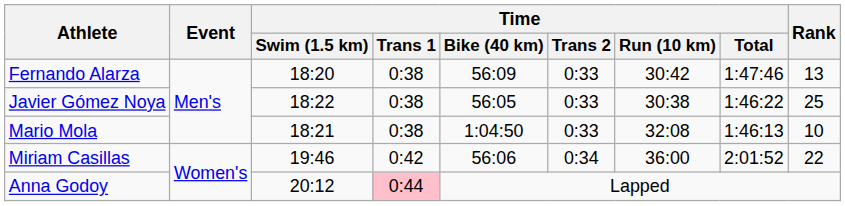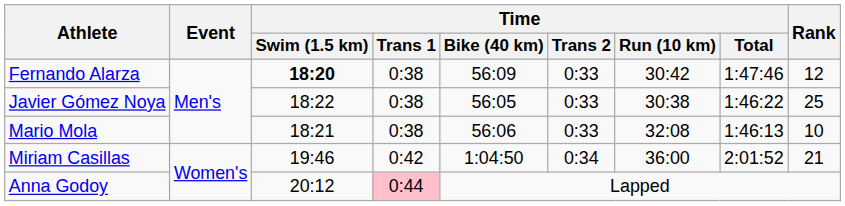(312, 74) normal -> (312, 74) bold
(814, 74) 13 -> (814, 74) 12
(494, 130) 1:04:50 -> (494, 130) 56:06
(494, 159) 56:06 -> (494, 159) 1:04:50
(814, 159) 22 -> (814, 159) 21
